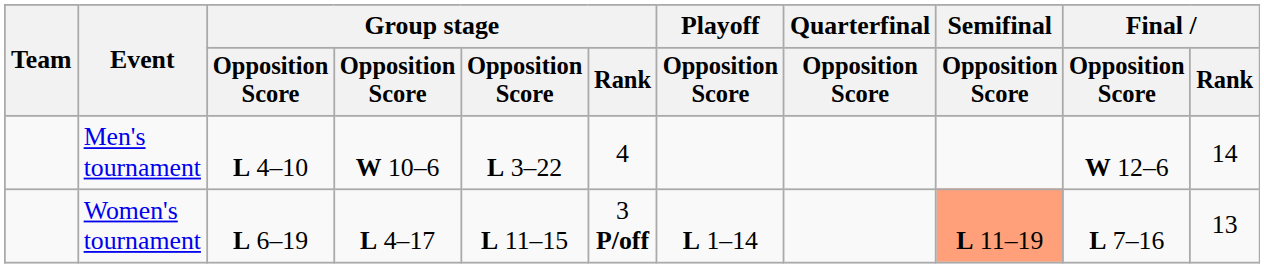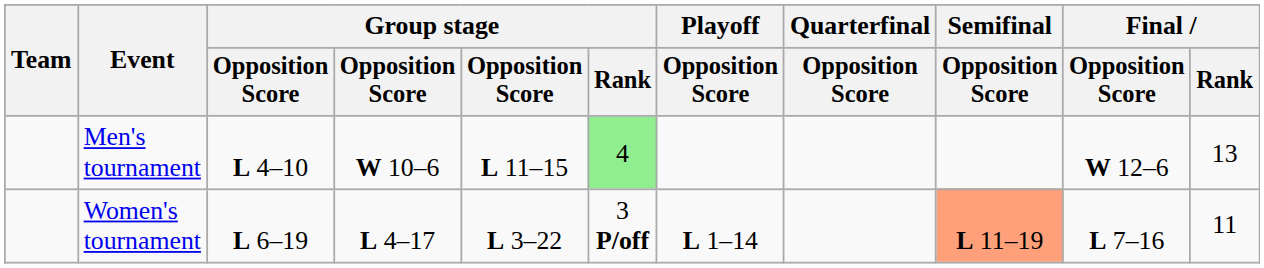(525, 167) L 3–22 -> (525, 167) L 11–15
(623, 152) no background -> (623, 152) lightgreen background
(1225, 152) 14 -> (1225, 152) 13
(525, 240) L 11–15 -> (525, 240) L 3–22
(1225, 225) 13 -> (1225, 225) 11
